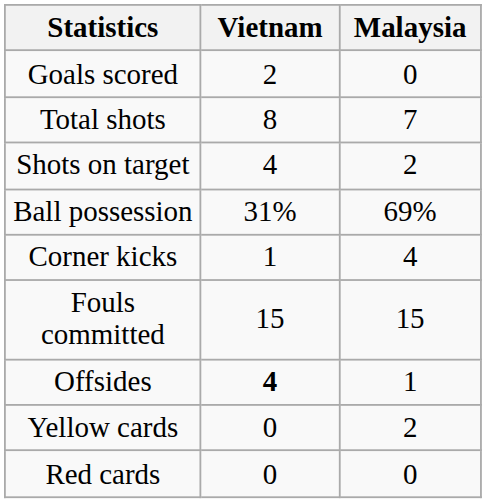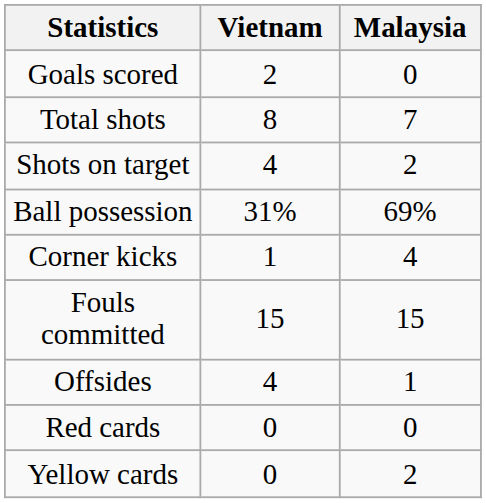(270, 381) bold -> (270, 381) normal
rows swapped: (103, 427) <-> (103, 473)
